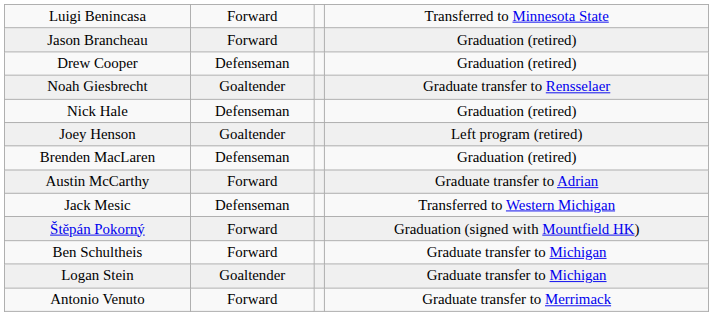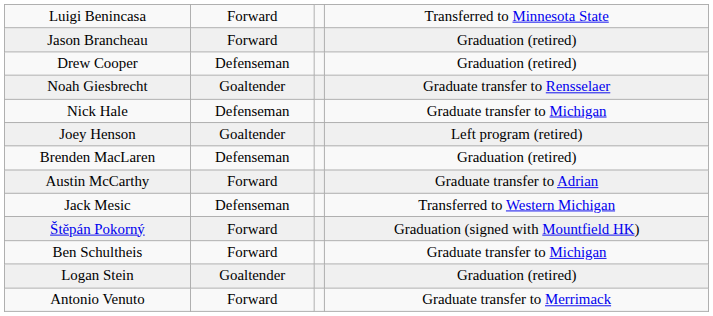(517, 110) Graduation (retired) -> (517, 110) Graduate transfer to Michigan
(517, 275) Graduate transfer to Michigan -> (517, 275) Graduation (retired)
